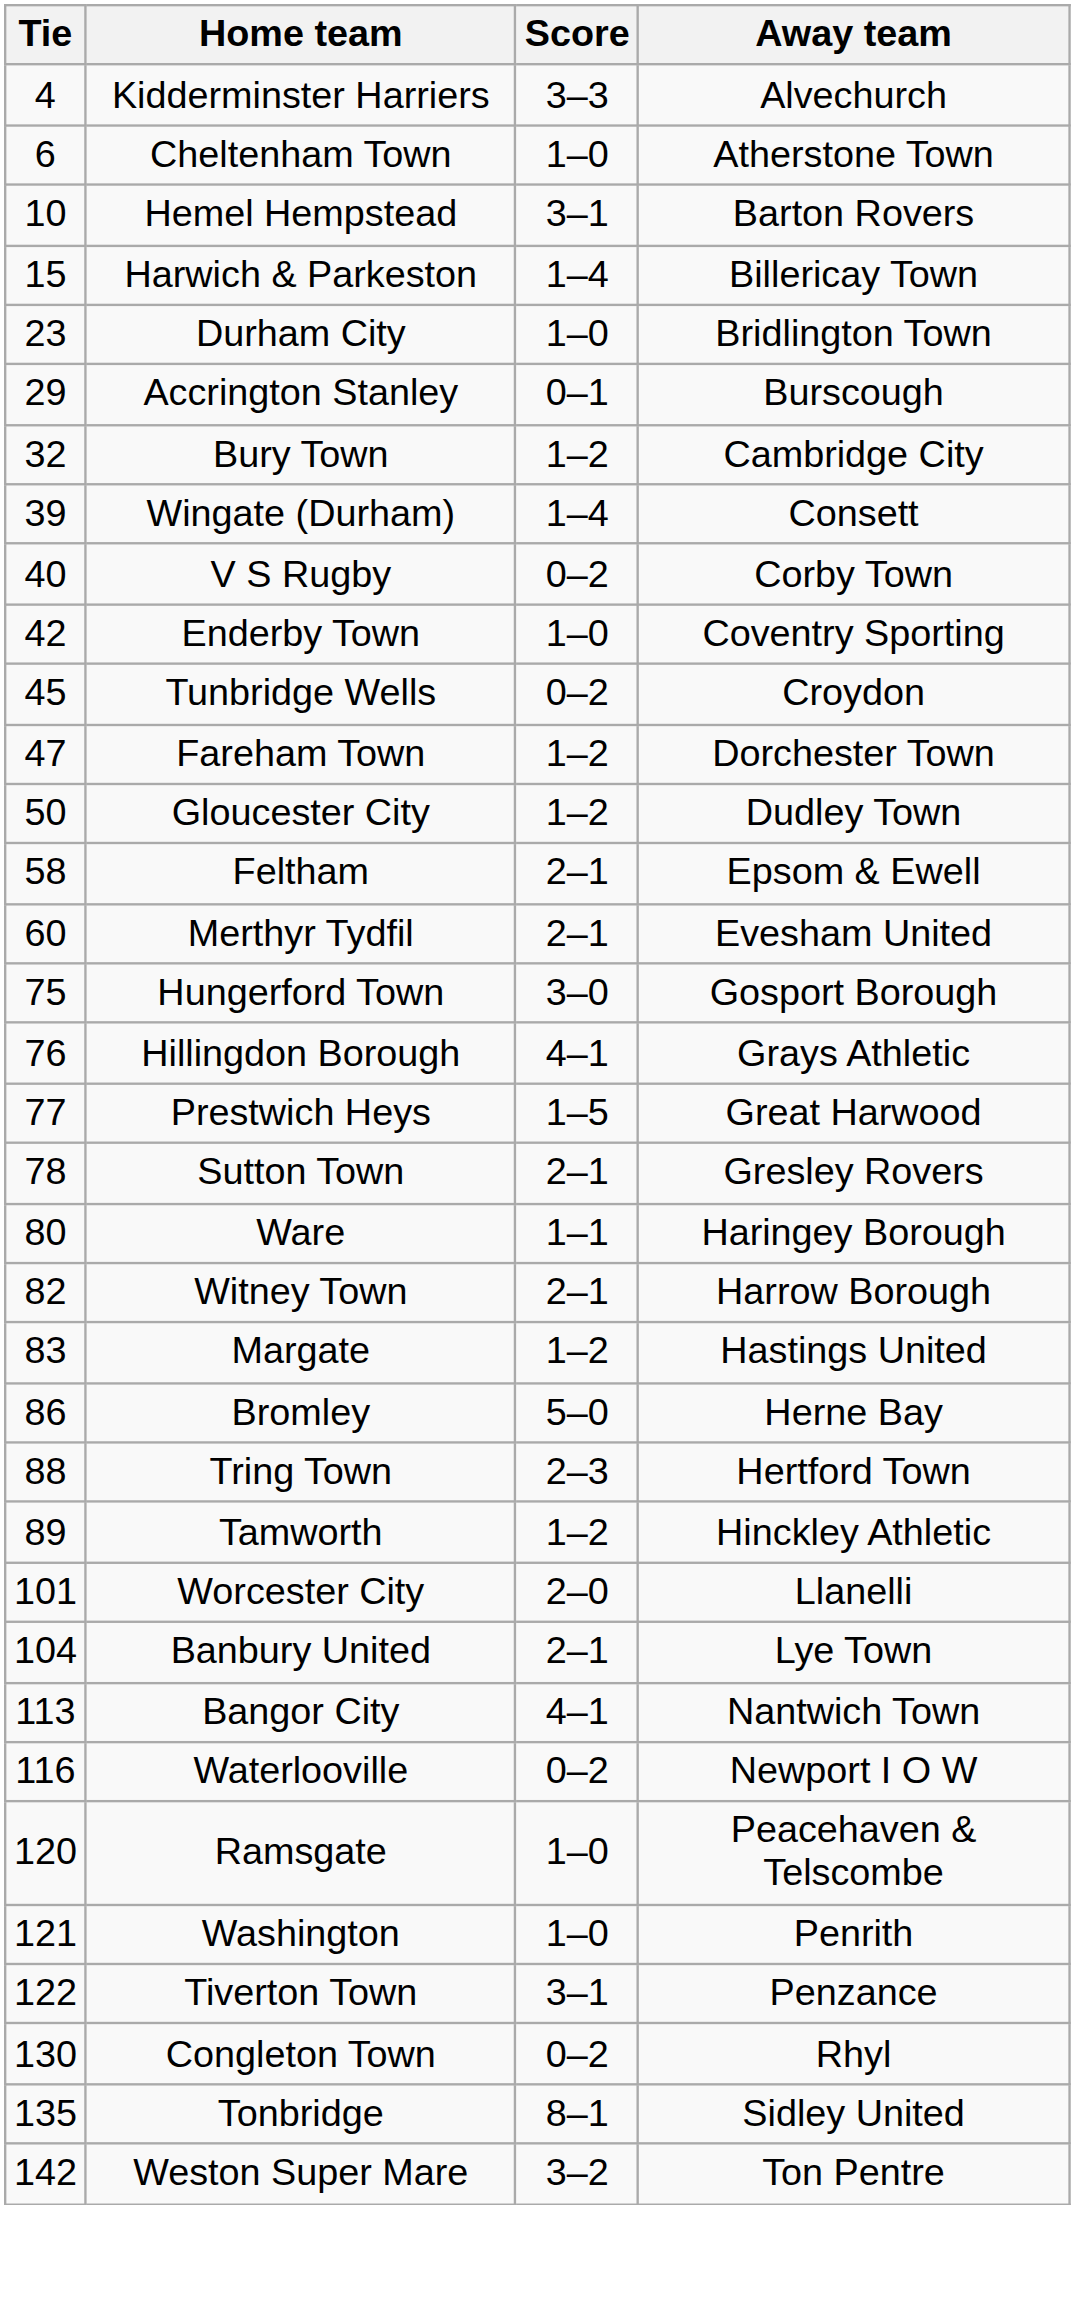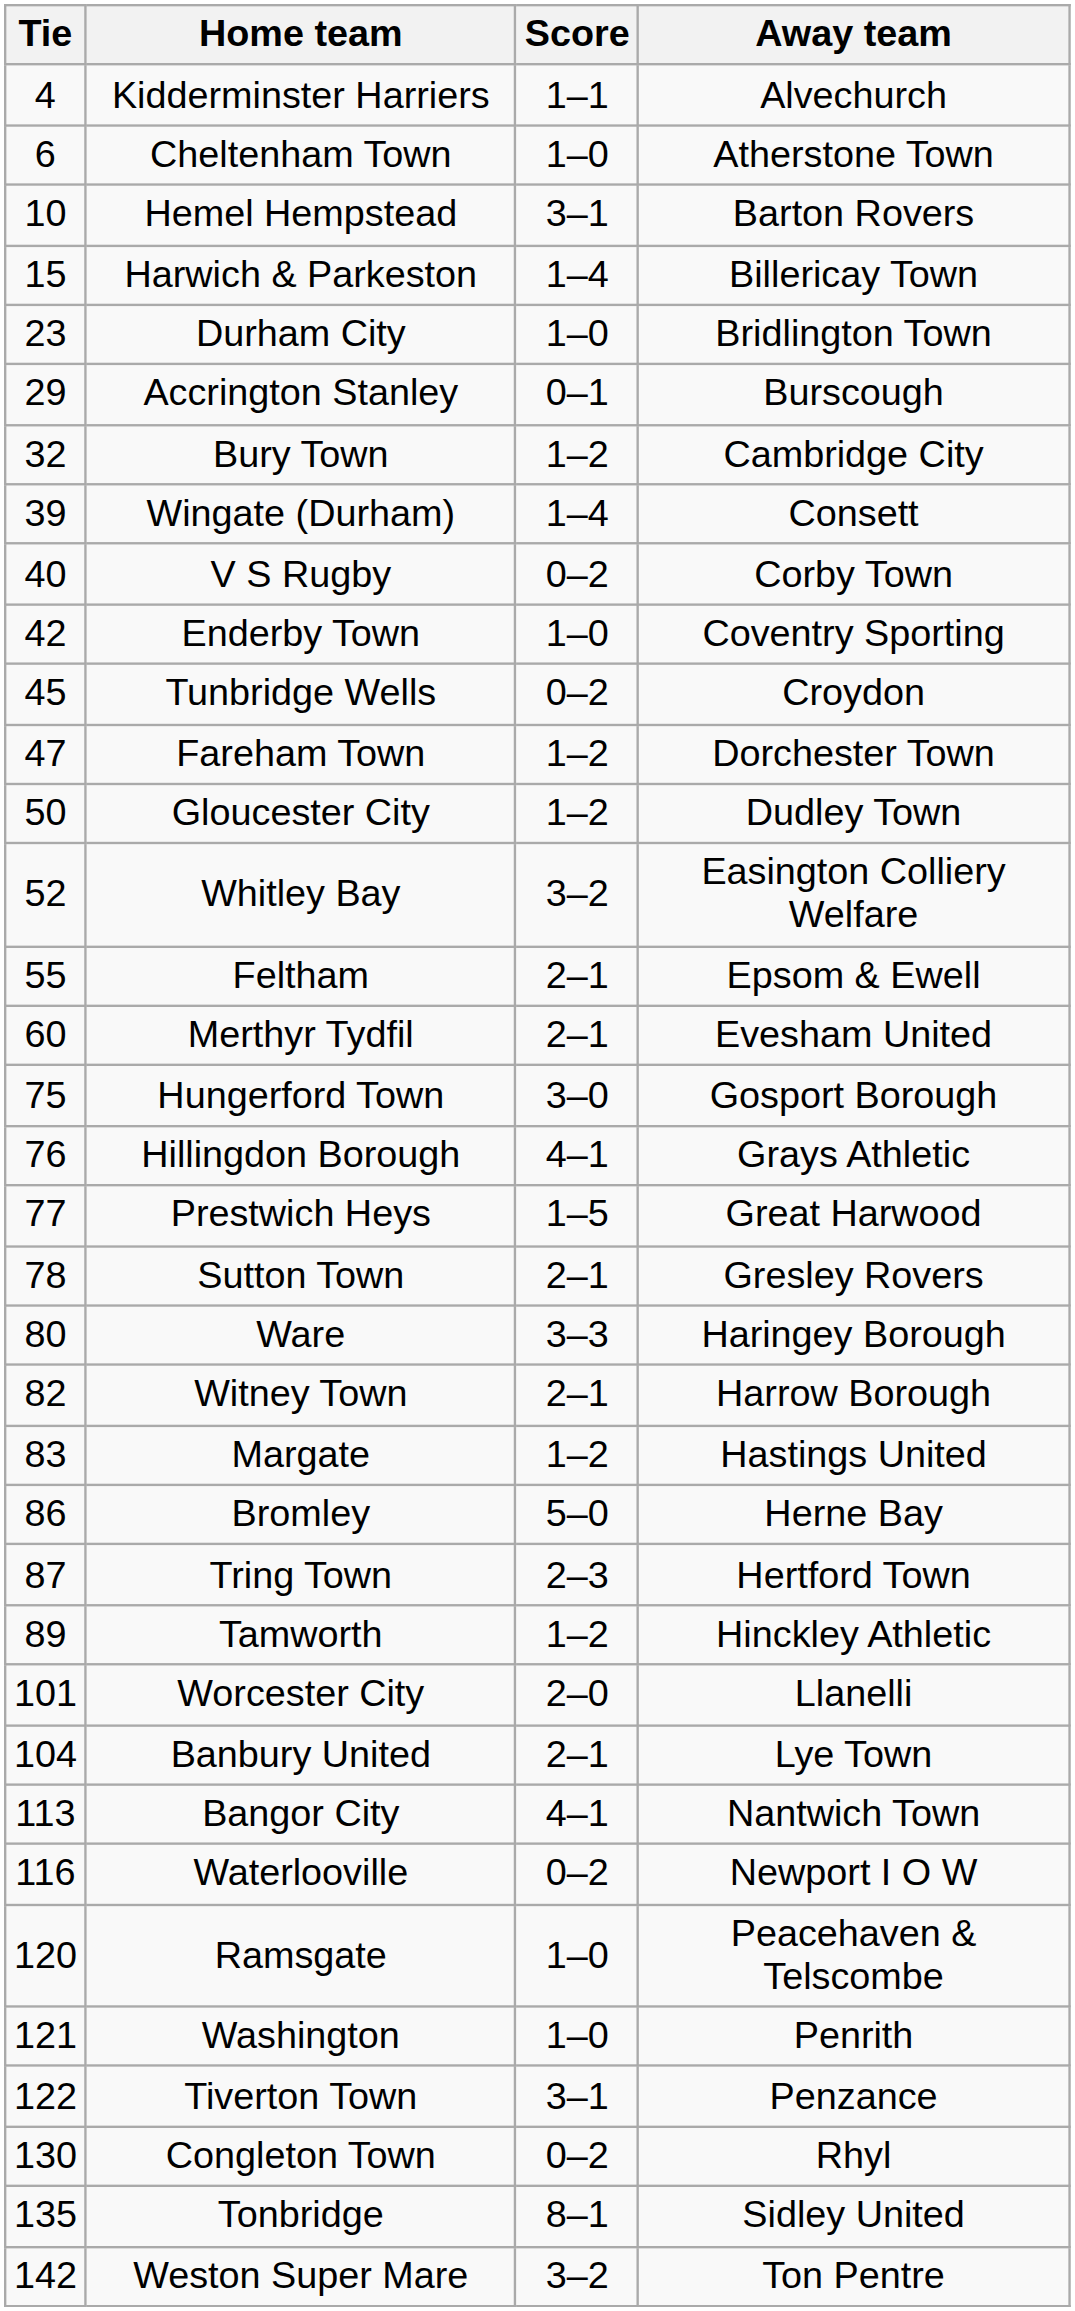(577, 94) 3–3 -> (577, 94) 1–1
+ row: (301, 894)
(45, 872) 58 -> (45, 975) 55
(577, 1232) 1–1 -> (577, 1334) 3–3
(45, 1471) 88 -> (45, 1574) 87
